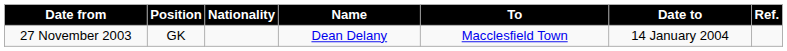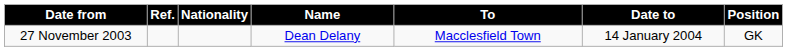columns swapped: (176, 15) <-> (767, 15)
